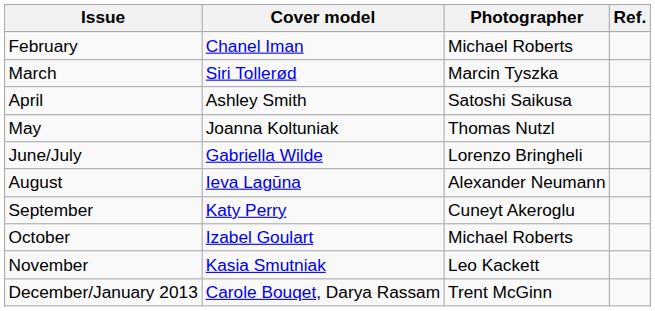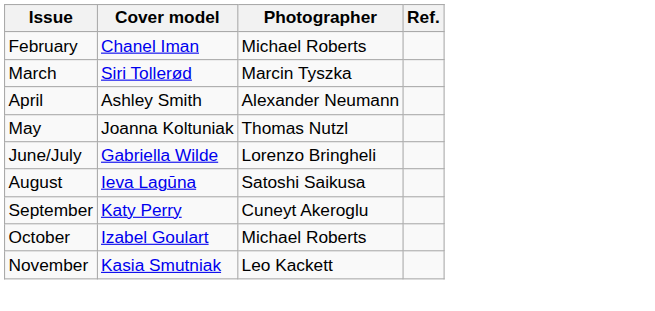(510, 100) Satoshi Saikusa -> (320, 100) Alexander Neumann
(527, 182) Alexander Neumann -> (304, 182) Satoshi Saikusa
- row: (103, 292)
